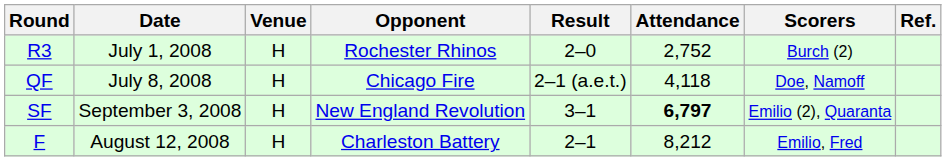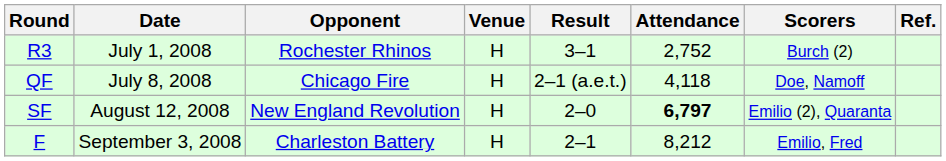columns swapped: (420, 20) <-> (278, 20)
(580, 50) 2–0 -> (580, 50) 3–1
(160, 111) September 3, 2008 -> (160, 111) August 12, 2008
(580, 111) 3–1 -> (580, 111) 2–0
(160, 141) August 12, 2008 -> (160, 141) September 3, 2008
